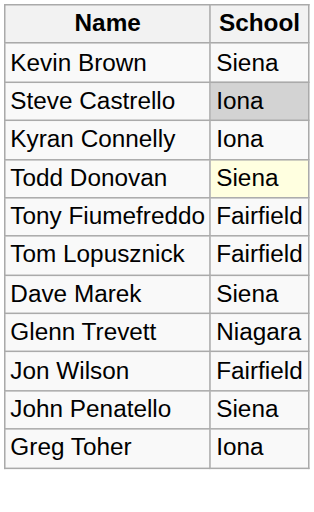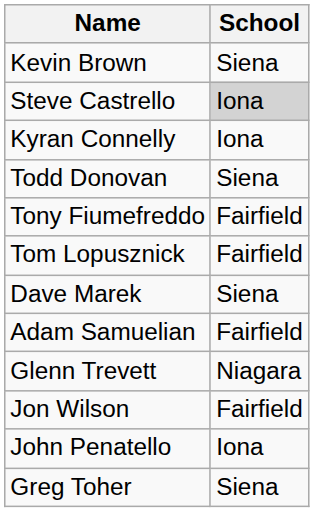(247, 178) lightyellow background -> (247, 178) no background
+ row: (103, 332)
(247, 409) Siena -> (240, 448) Iona
(240, 448) Iona -> (247, 486) Siena
